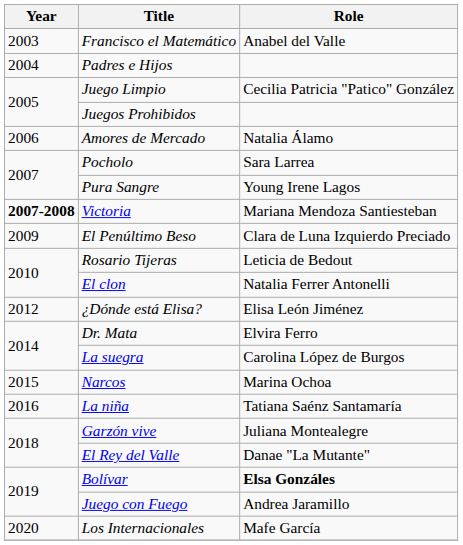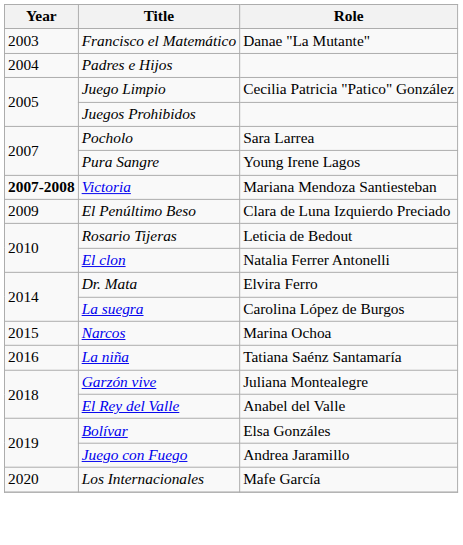(294, 41) Anabel del Valle -> (307, 41) Danae "La Mutante"
- row: (143, 138)
- row: (142, 308)
(307, 455) Danae "La Mutante" -> (294, 406) Anabel del Valle
(289, 479) bold -> (287, 430) normal
